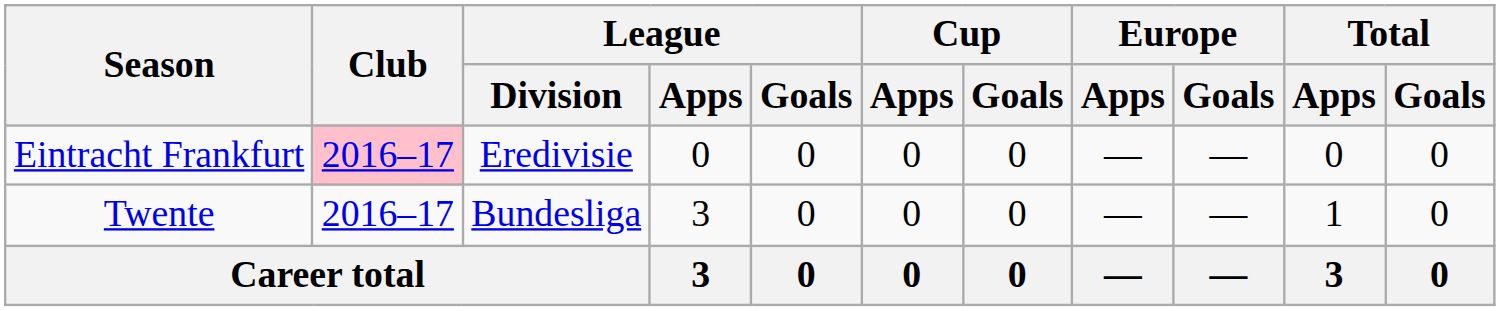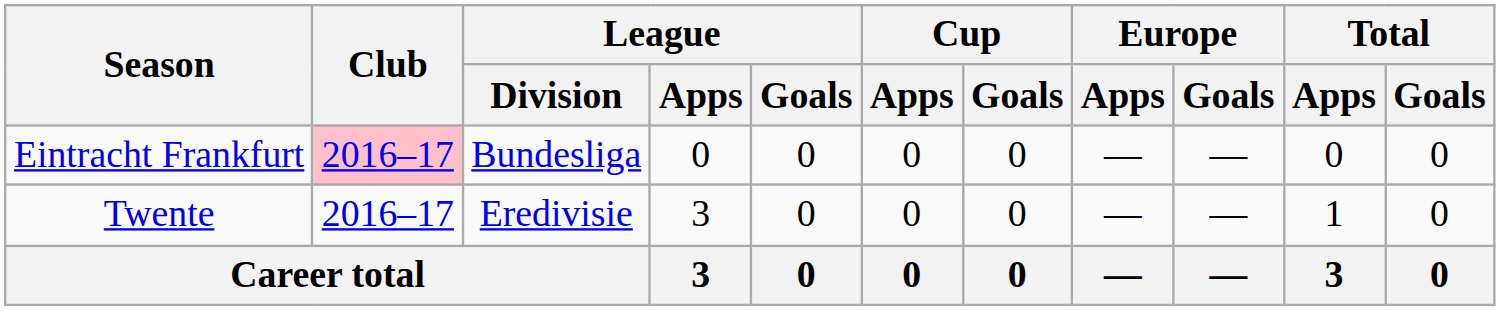(556, 154) Eredivisie -> (556, 154) Bundesliga
(556, 214) Bundesliga -> (556, 214) Eredivisie
